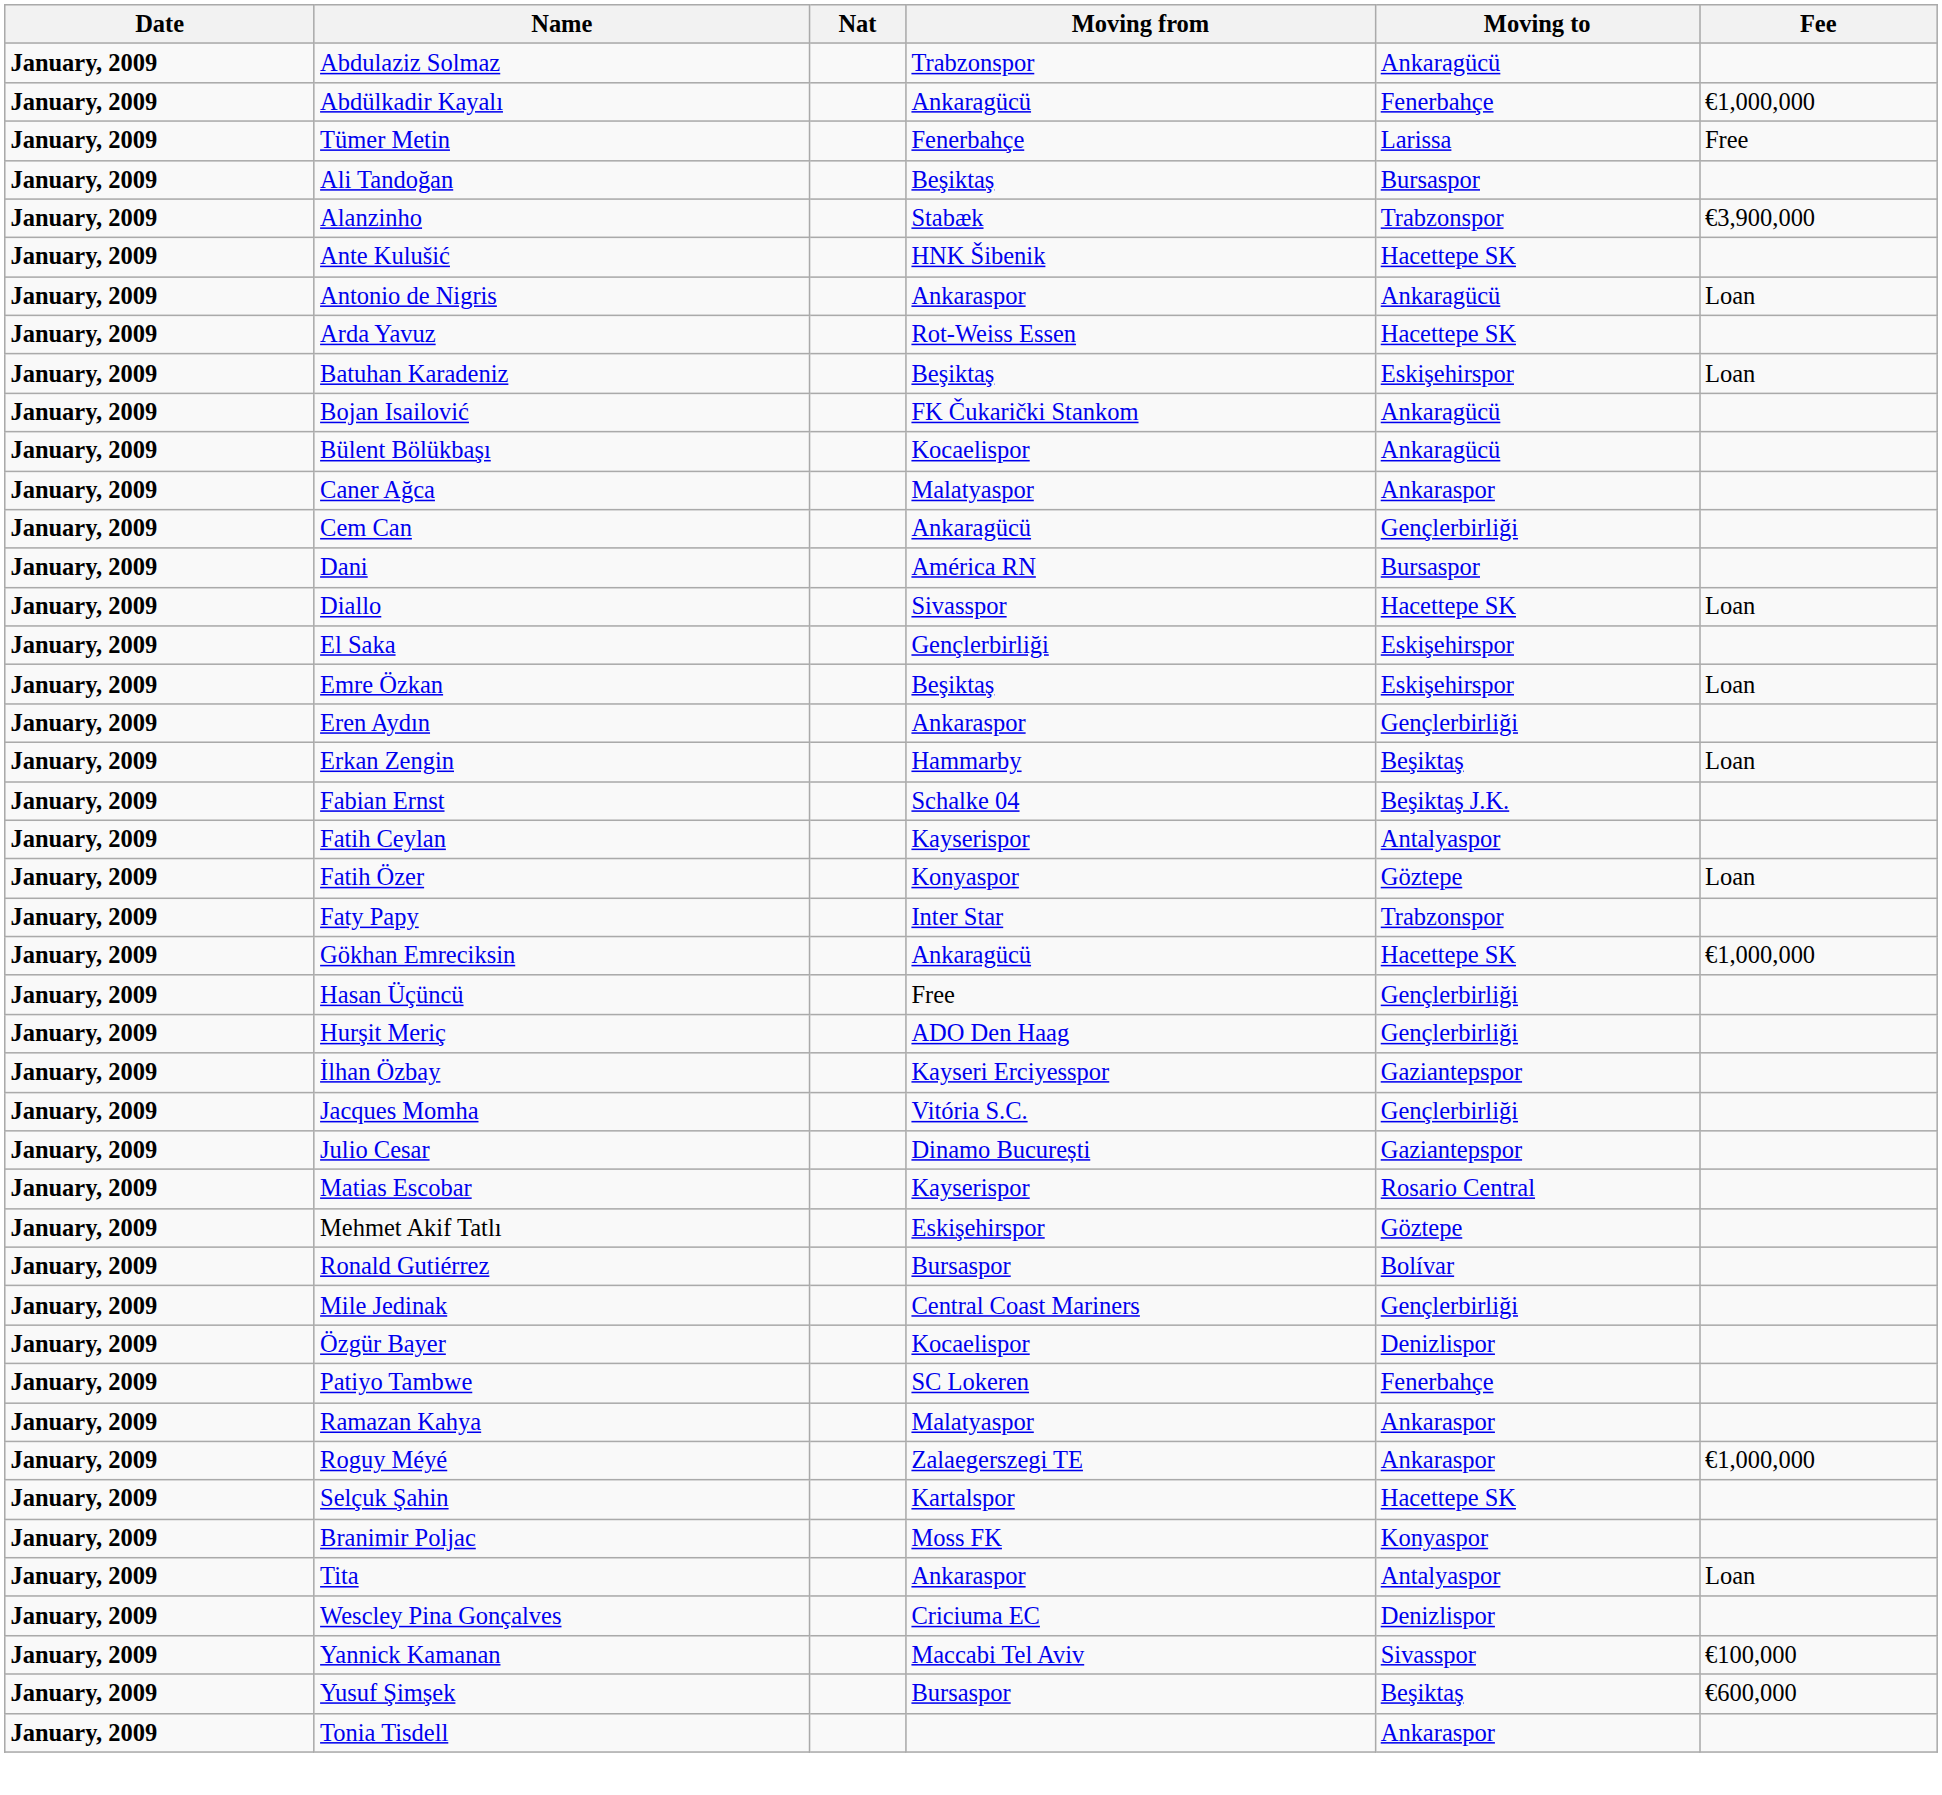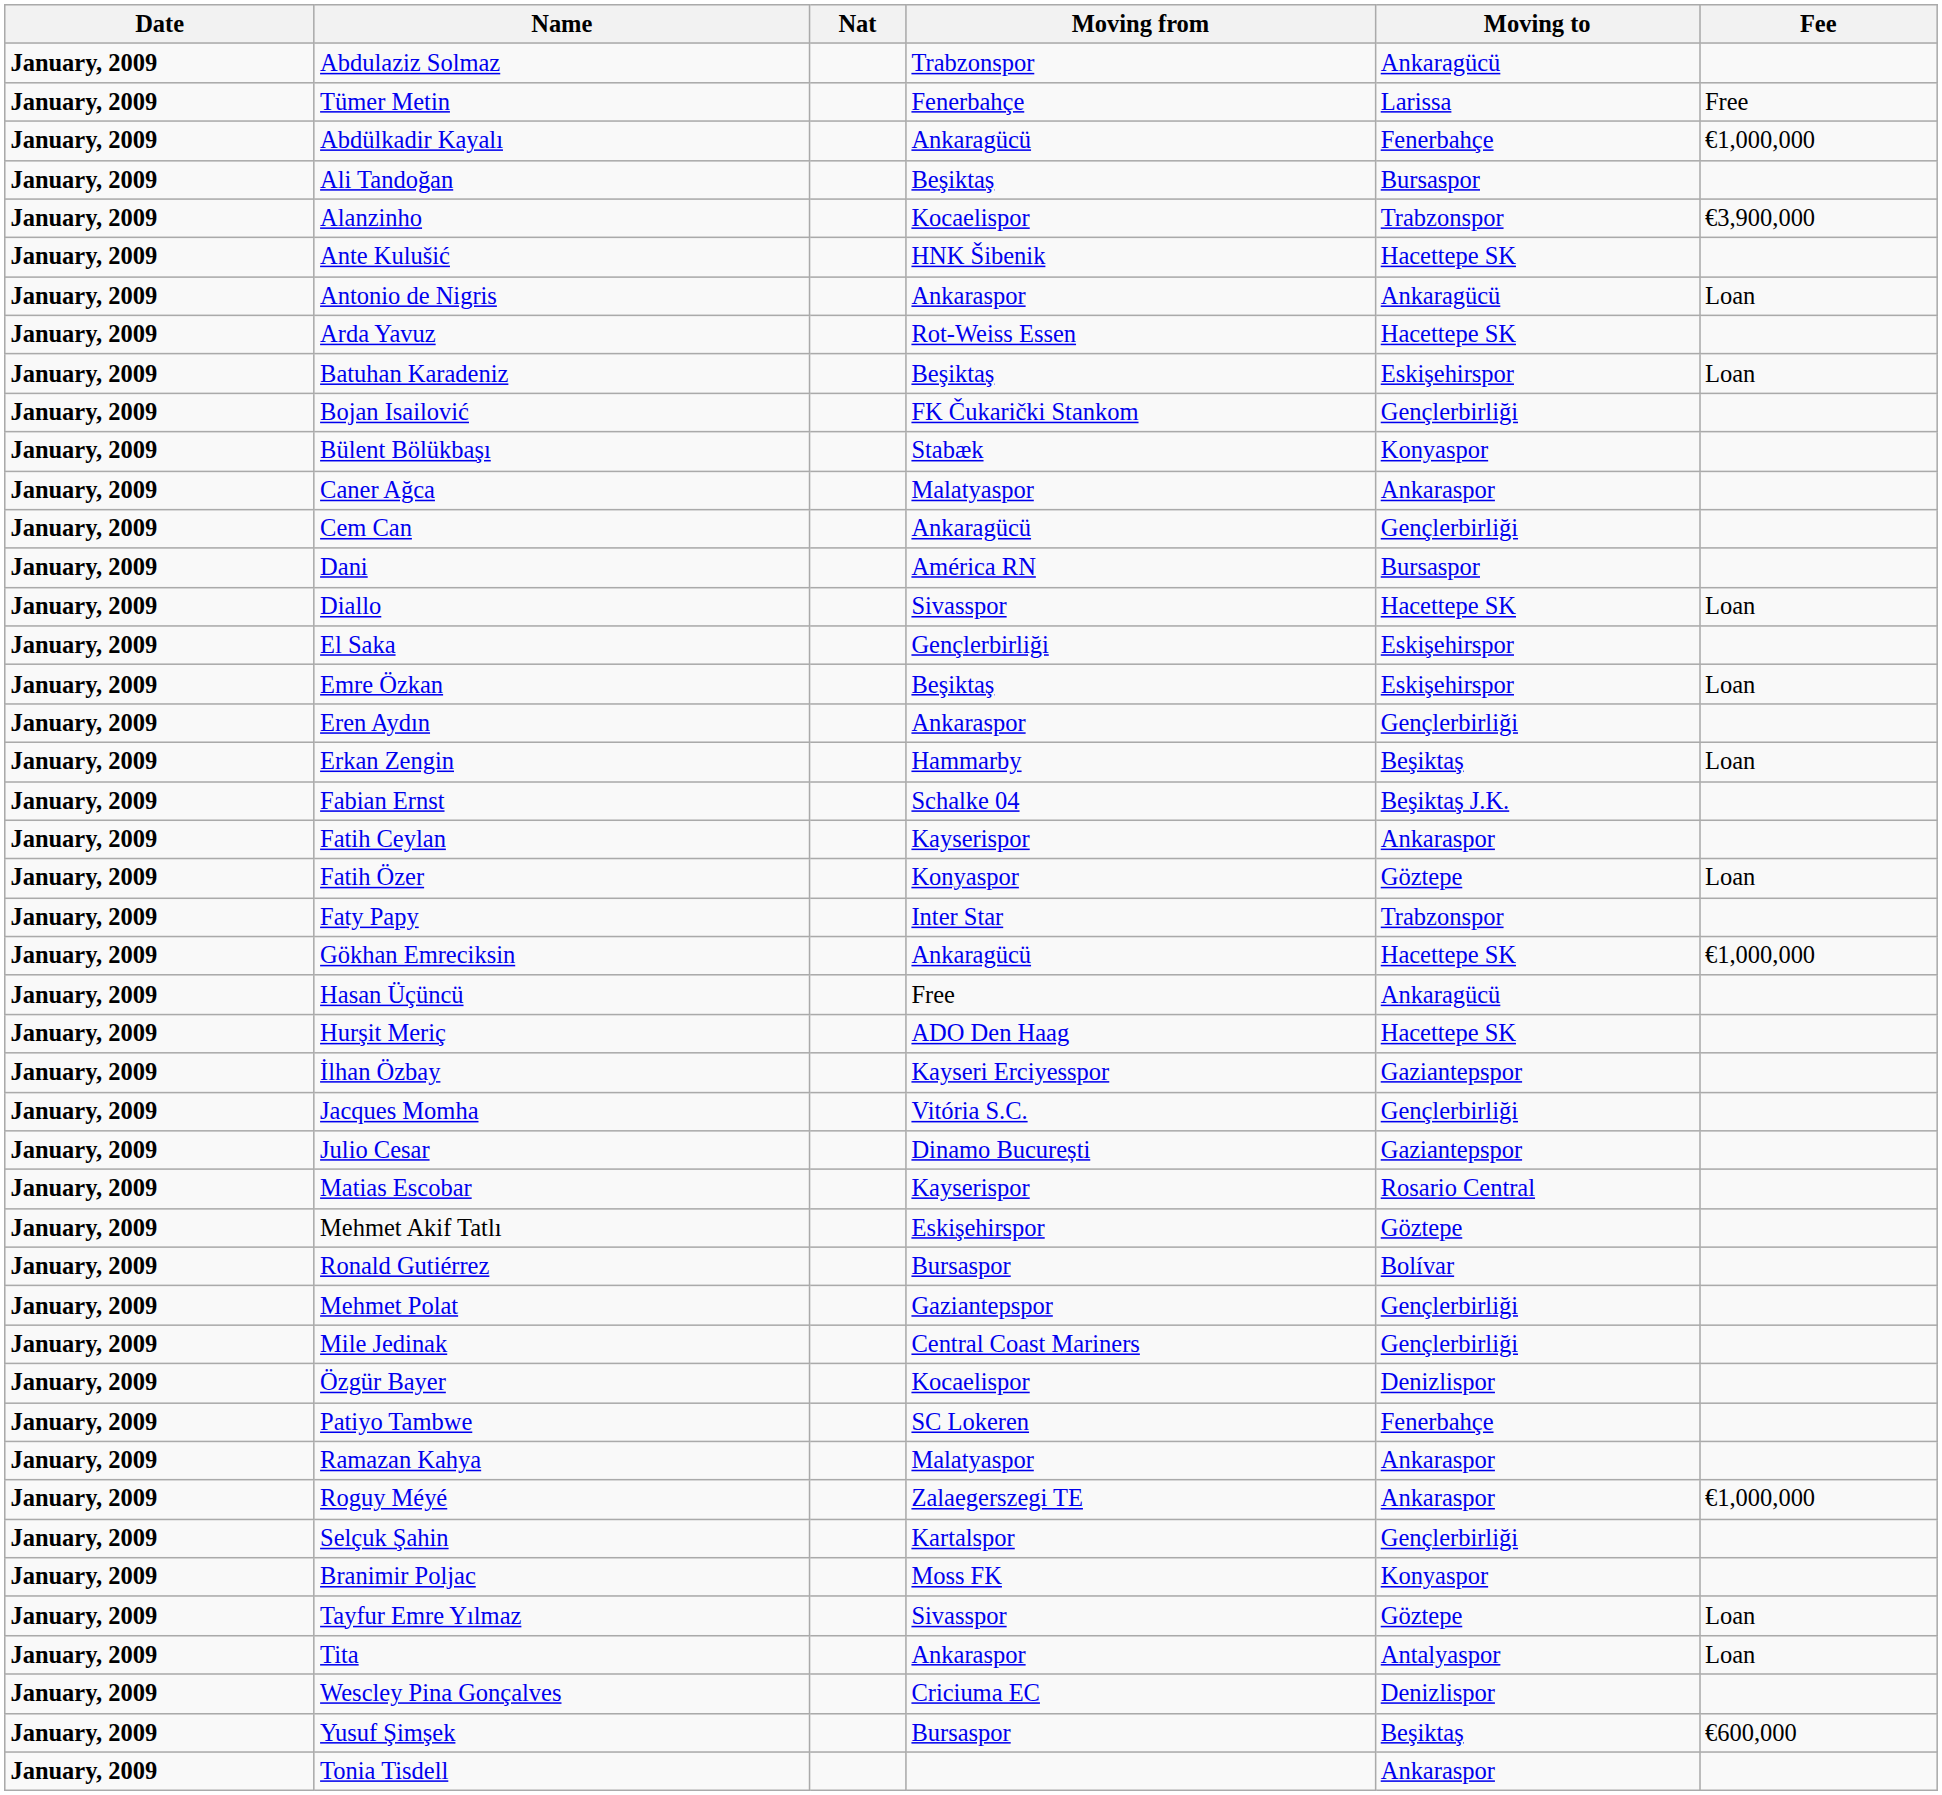rows swapped: (385, 140) <-> (412, 101)
(947, 218) Stabæk -> (971, 218) Kocaelispor
(1441, 412) Ankaragücü -> (1449, 412) Gençlerbirliği
(971, 450) Kocaelispor -> (947, 450) Stabæk
(1441, 450) Ankaragücü -> (1434, 450) Konyaspor
(1441, 839) Antalyaspor -> (1438, 839) Ankaraspor
(1449, 994) Gençlerbirliği -> (1441, 994) Ankaragücü
(1449, 1033) Gençlerbirliği -> (1448, 1033) Hacettepe SK
+ row: (389, 1305)
(1448, 1499) Hacettepe SK -> (1449, 1538) Gençlerbirliği
+ row: (421, 1615)
- row: (410, 1654)
